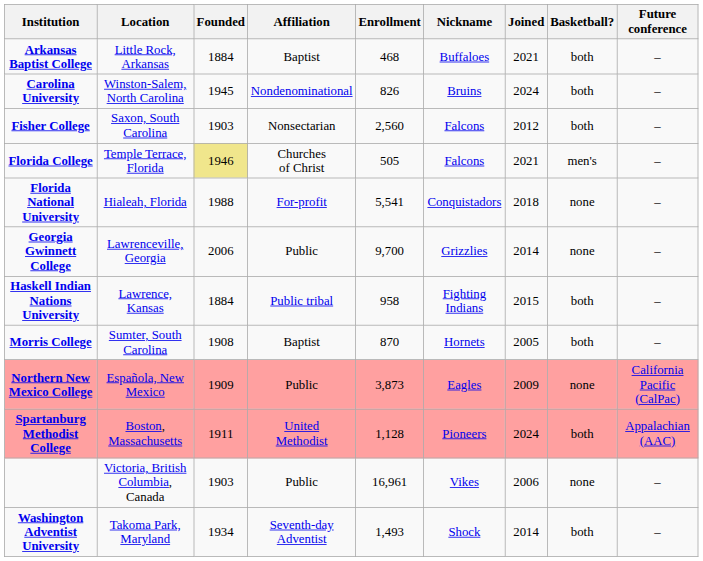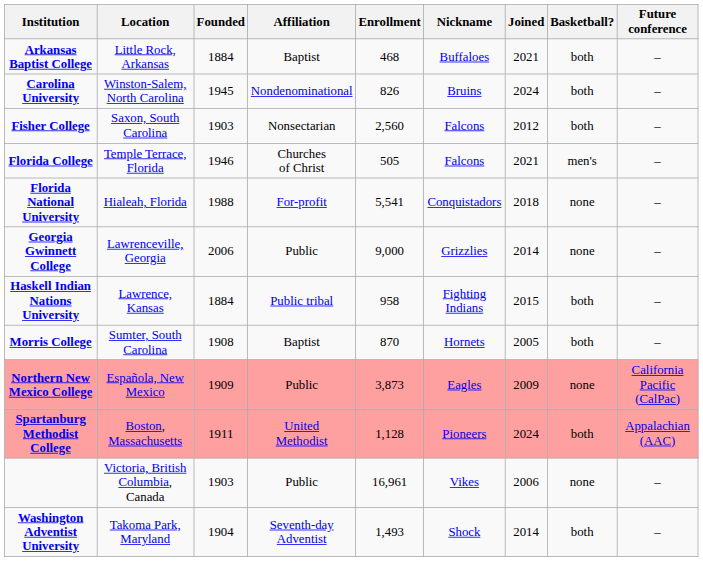(221, 160) khaki background -> (221, 160) no background
(390, 251) 9,700 -> (390, 251) 9,000
(221, 531) 1934 -> (221, 531) 1904
